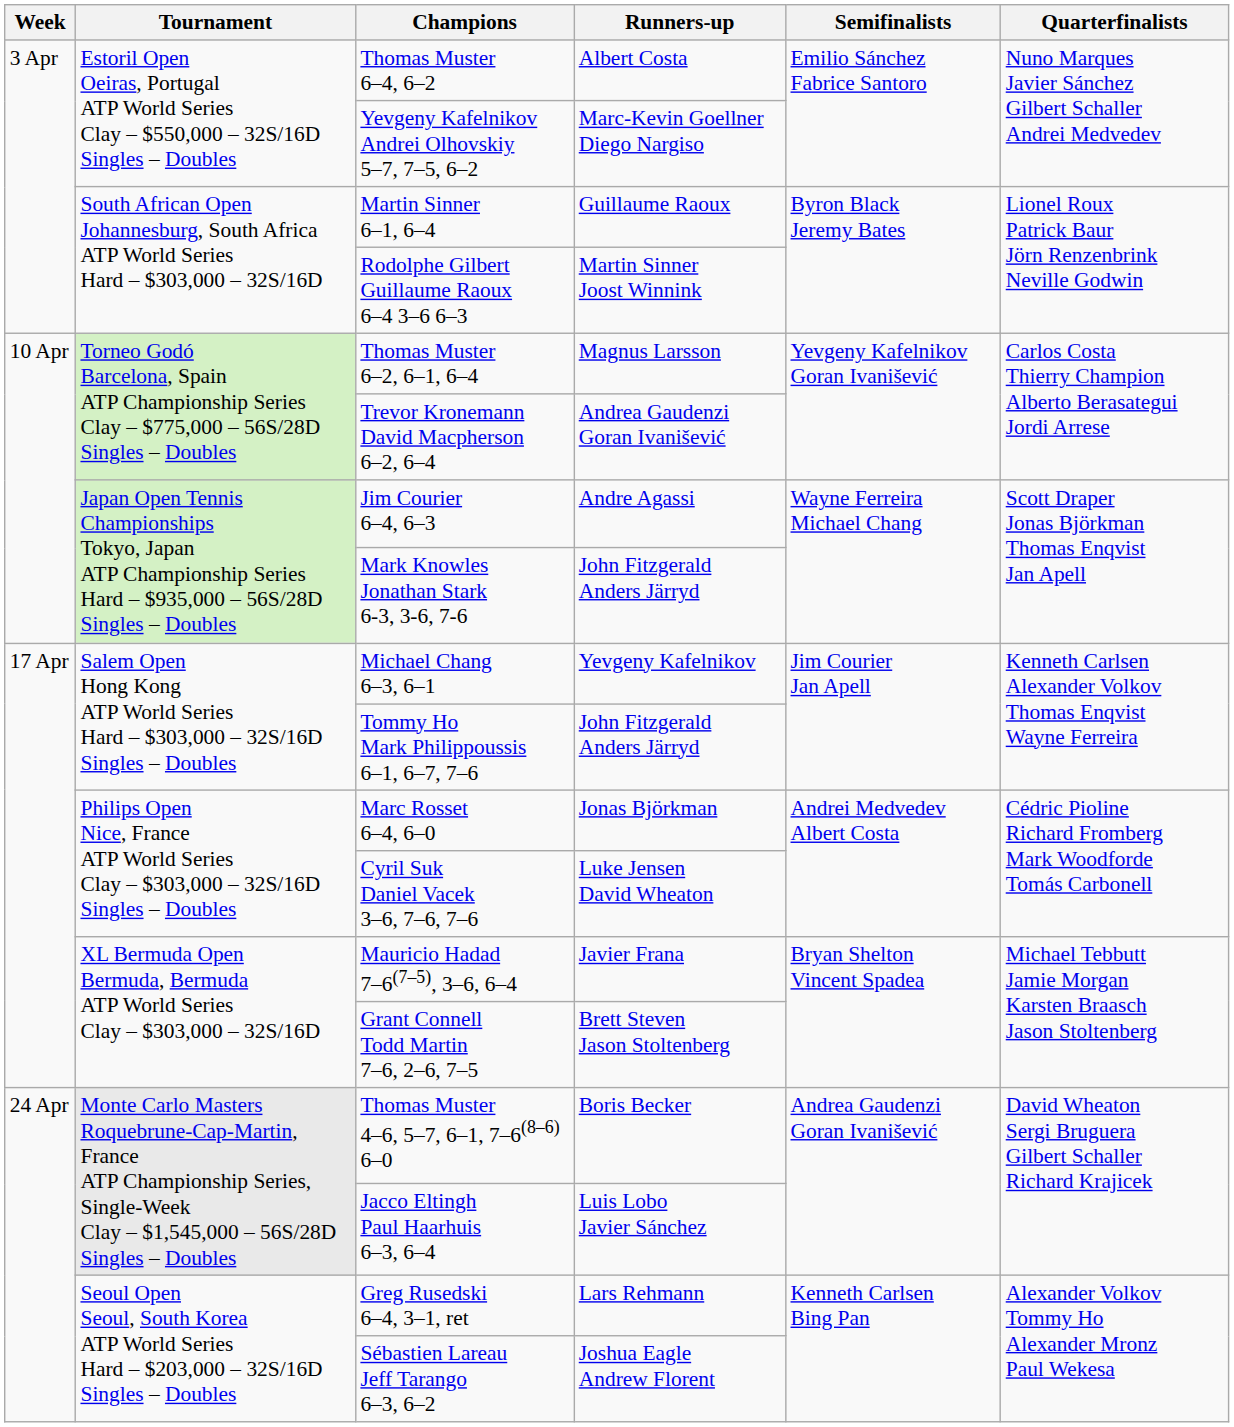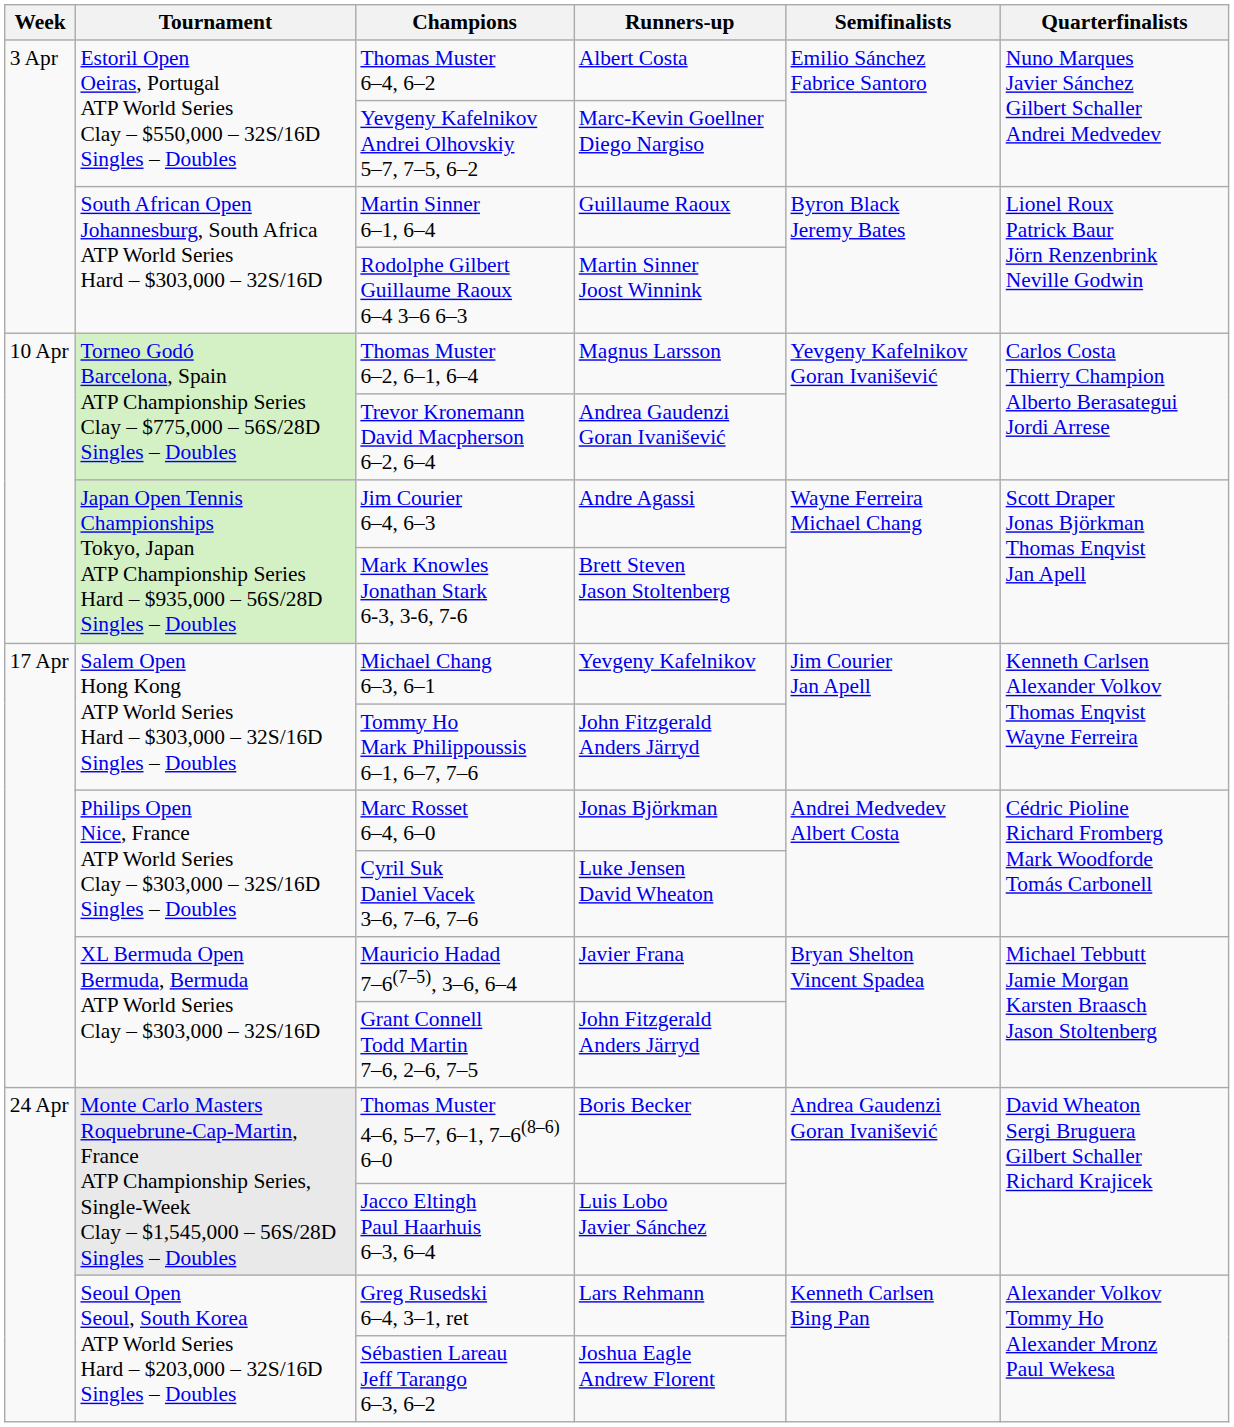(645, 577) John Fitzgerald Anders Järryd -> (654, 577) Brett Steven Jason Stoltenberg
(654, 1031) Brett Steven Jason Stoltenberg -> (645, 1031) John Fitzgerald Anders Järryd
